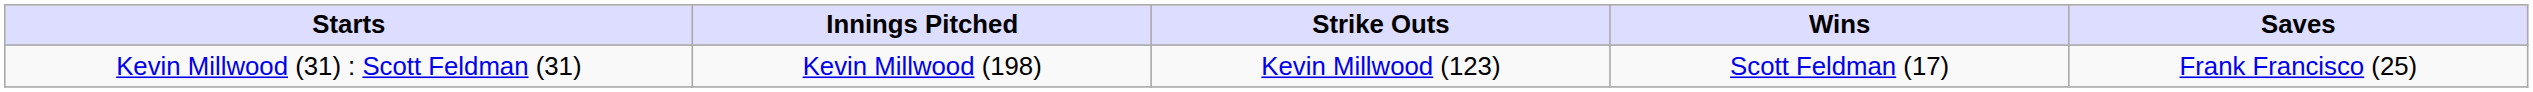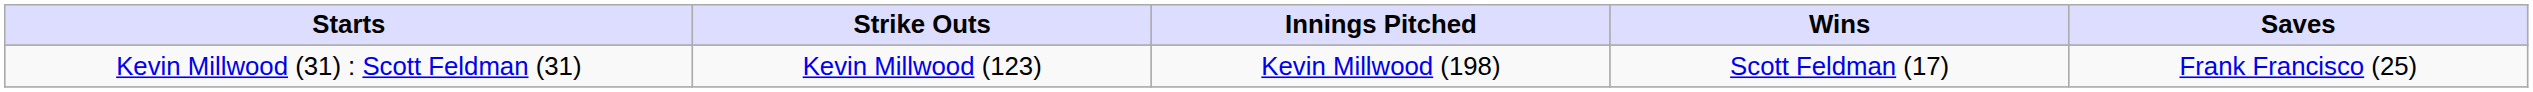columns swapped: (922, 24) <-> (1381, 24)
